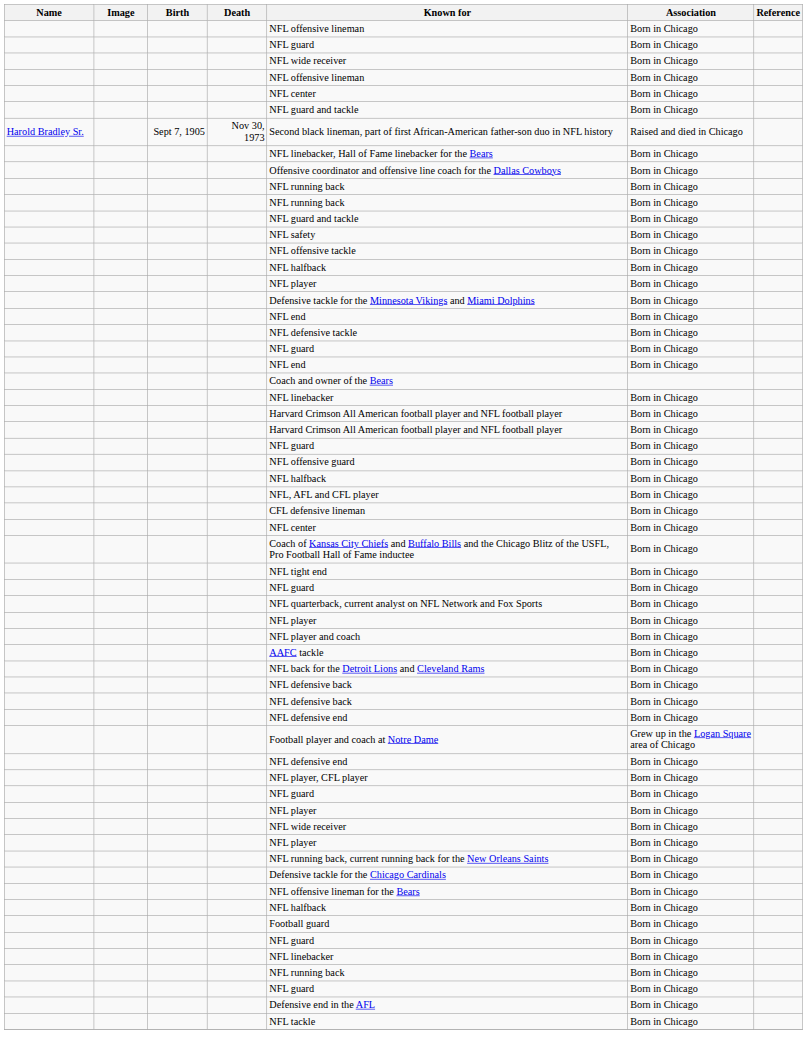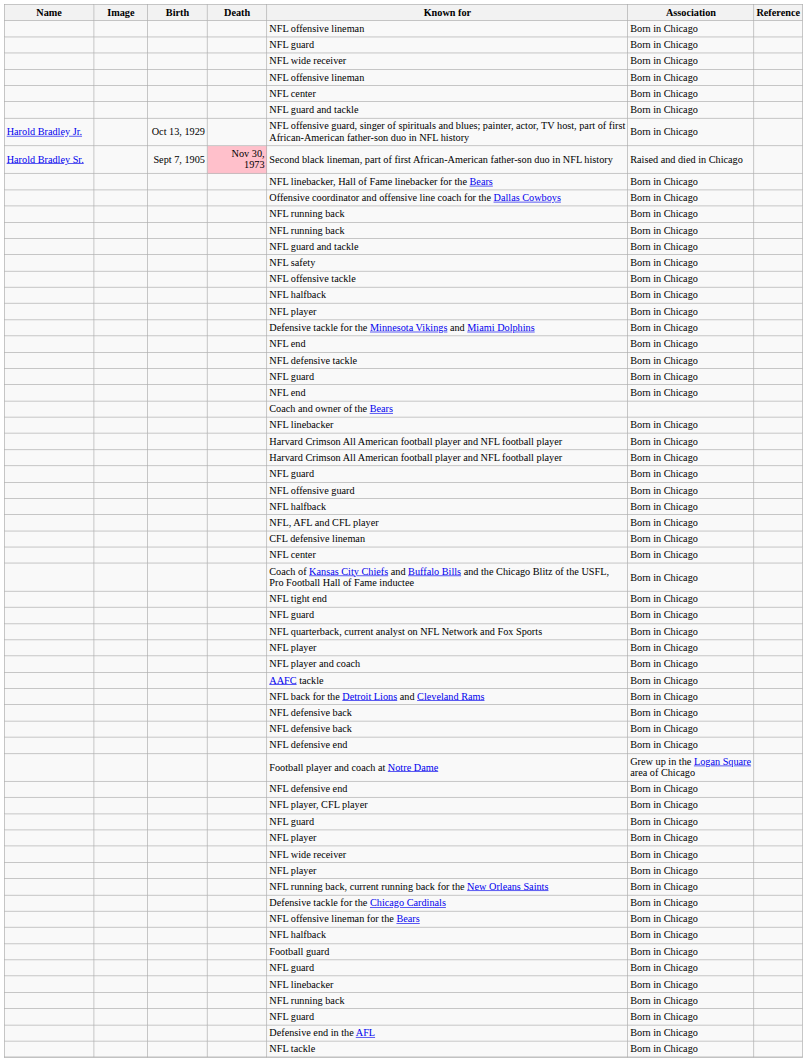+ row: (44, 132)
(248, 132) no background -> (248, 159) pink background
